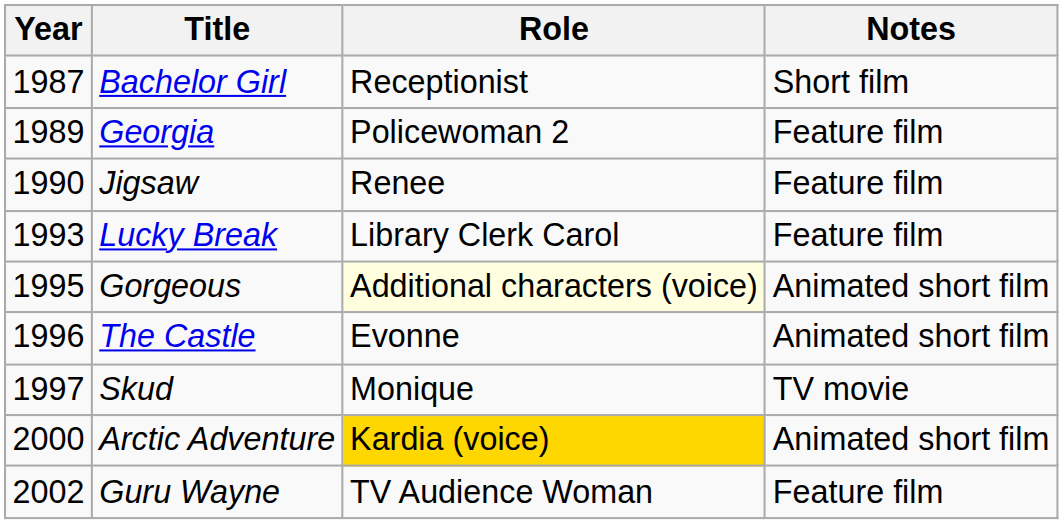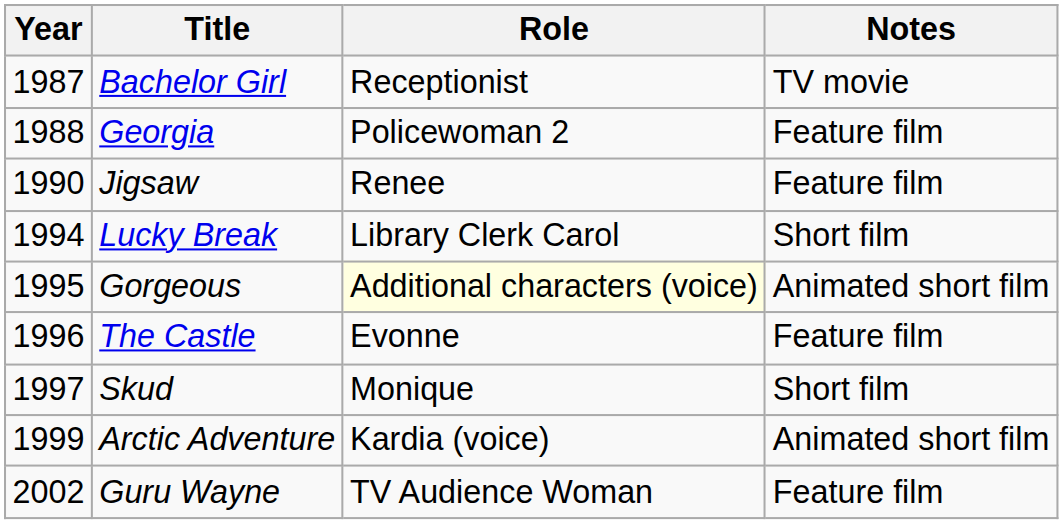(841, 81) Short film -> (841, 81) TV movie
(48, 132) 1989 -> (48, 132) 1988
(48, 235) 1993 -> (48, 235) 1994
(858, 235) Feature film -> (841, 235) Short film
(911, 337) Animated short film -> (858, 337) Feature film
(841, 388) TV movie -> (841, 388) Short film
(48, 440) 2000 -> (48, 440) 1999
(450, 440) gold background -> (450, 440) no background
